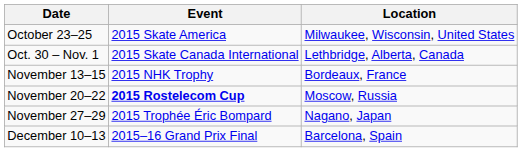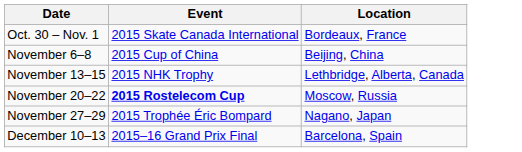- row: (50, 34)
(384, 55) Lethbridge, Alberta, Canada -> (355, 34) Bordeaux, France
+ row: (49, 55)
(355, 75) Bordeaux, France -> (384, 75) Lethbridge, Alberta, Canada
